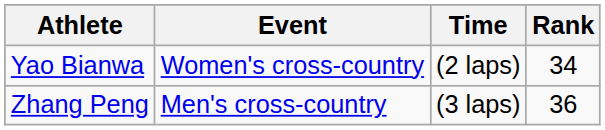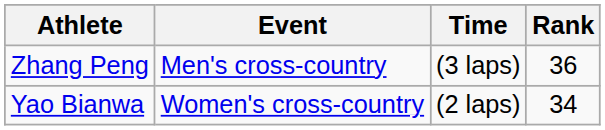rows swapped: (80, 105) <-> (77, 65)
